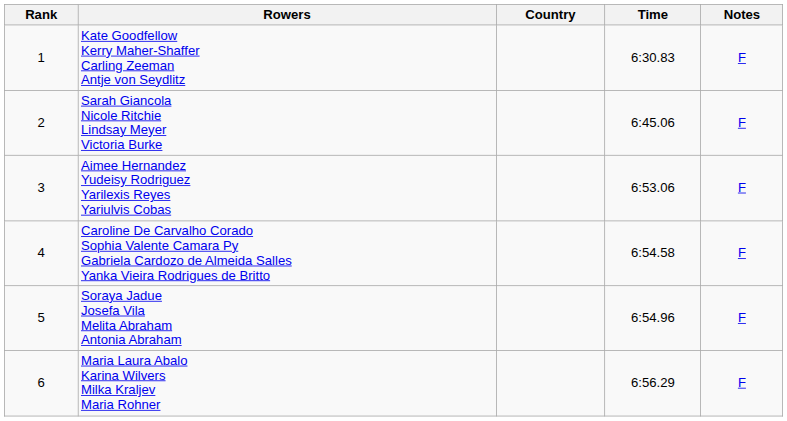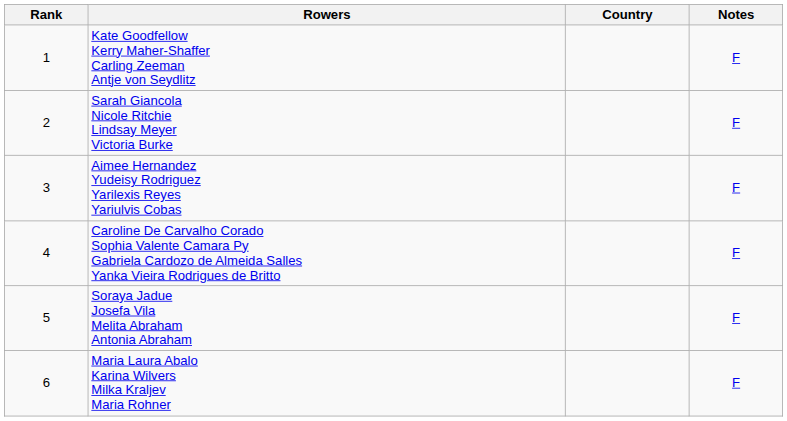- column: (653, 14)
